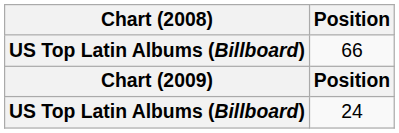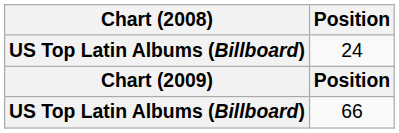rows swapped: (352, 111) <-> (352, 50)
